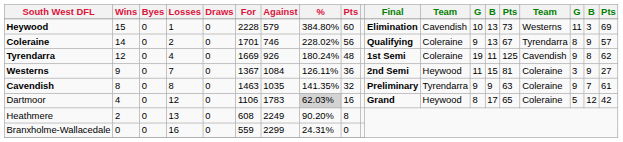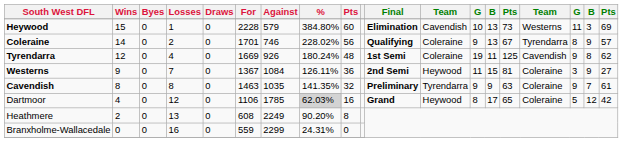(274, 100) 1783 -> (274, 100) 1785
